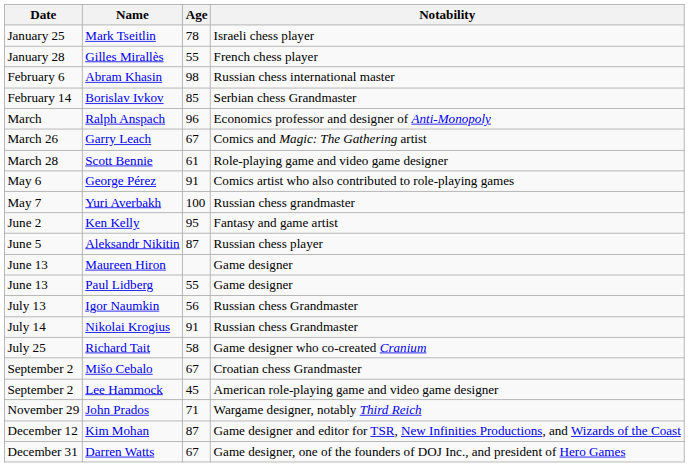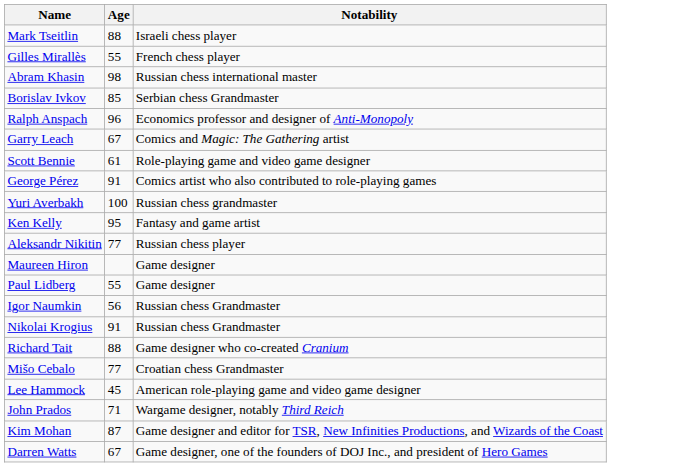- column: (43, 14)
(192, 35) 78 -> (114, 35) 88
(192, 243) 87 -> (114, 243) 77
(192, 347) 58 -> (114, 347) 88
(192, 368) 67 -> (114, 368) 77
